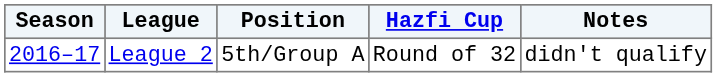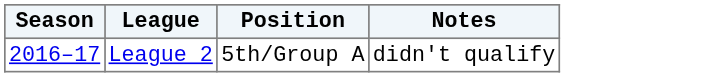- column: (444, 22)
